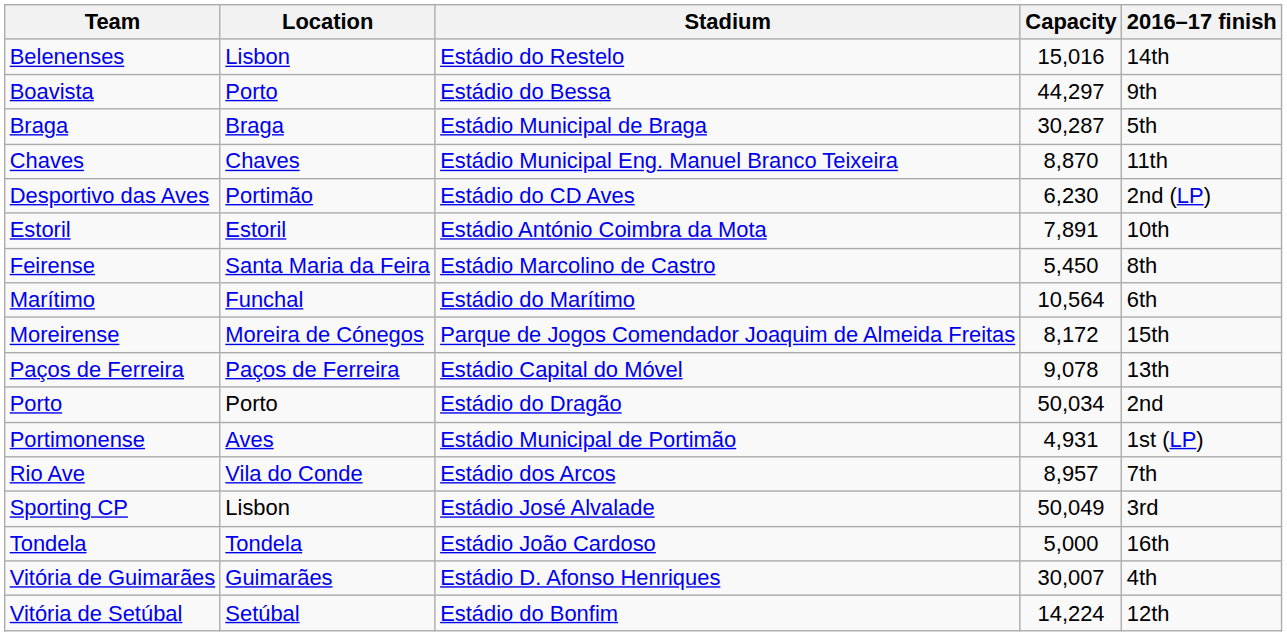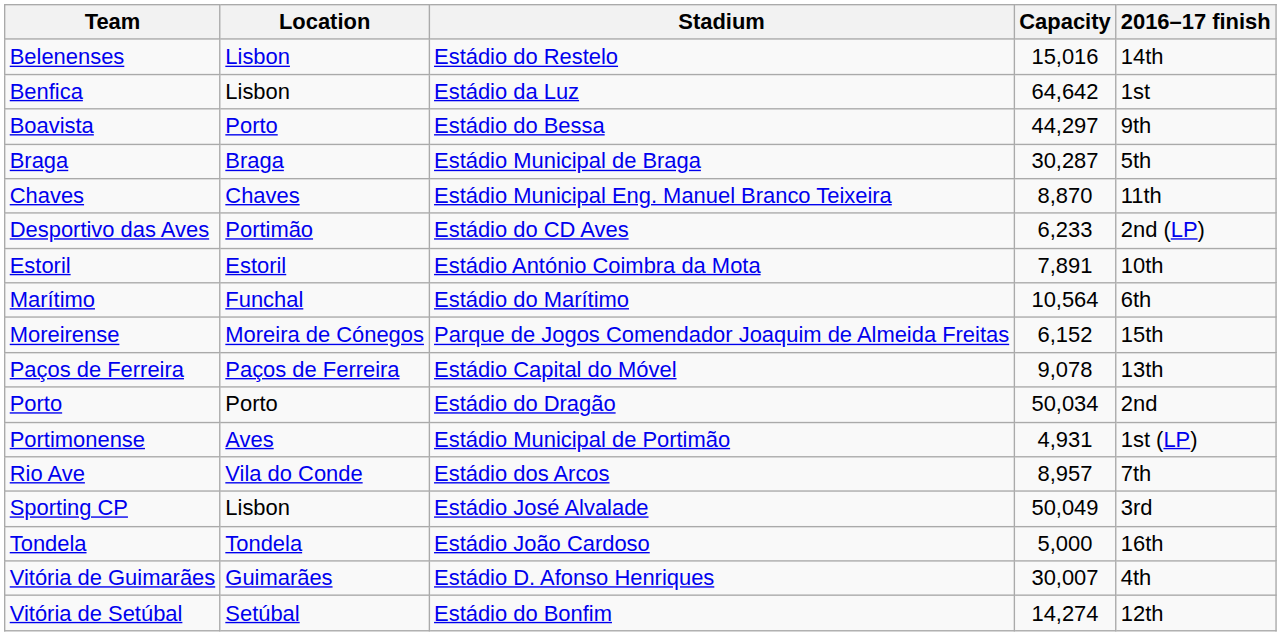+ row: (46, 91)
(1071, 195) 6,230 -> (1065, 230) 6,233
- row: (52, 265)
(1071, 334) 8,172 -> (1065, 334) 6,152
(1071, 612) 14,224 -> (1065, 612) 14,274
